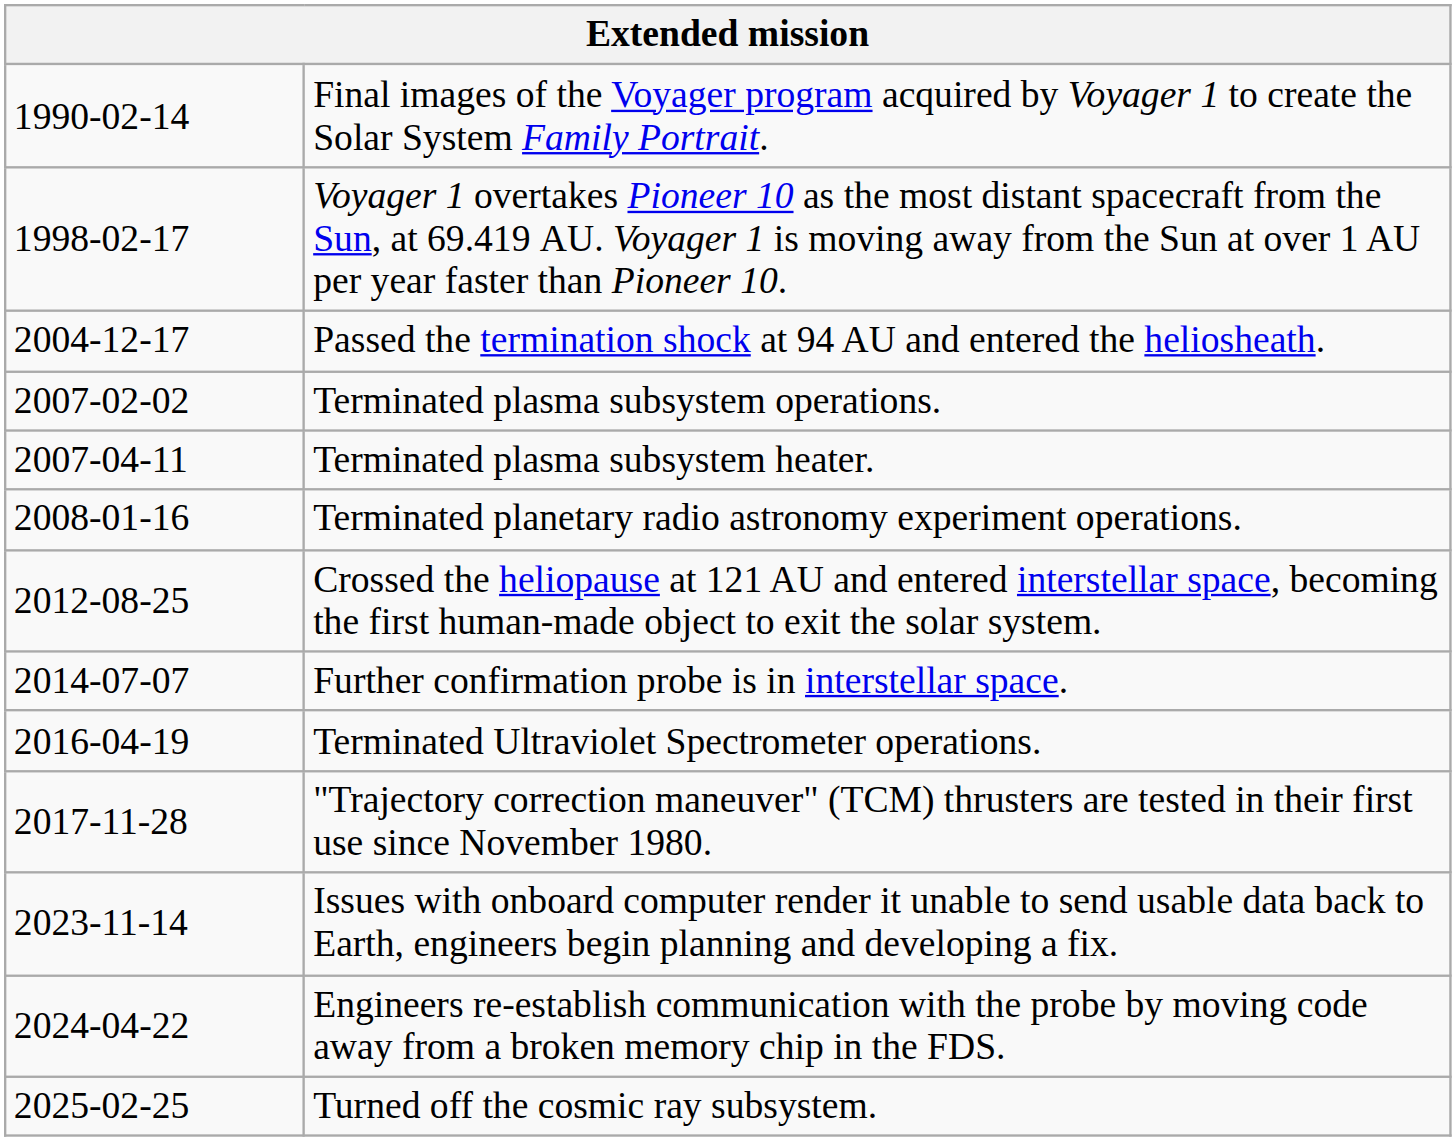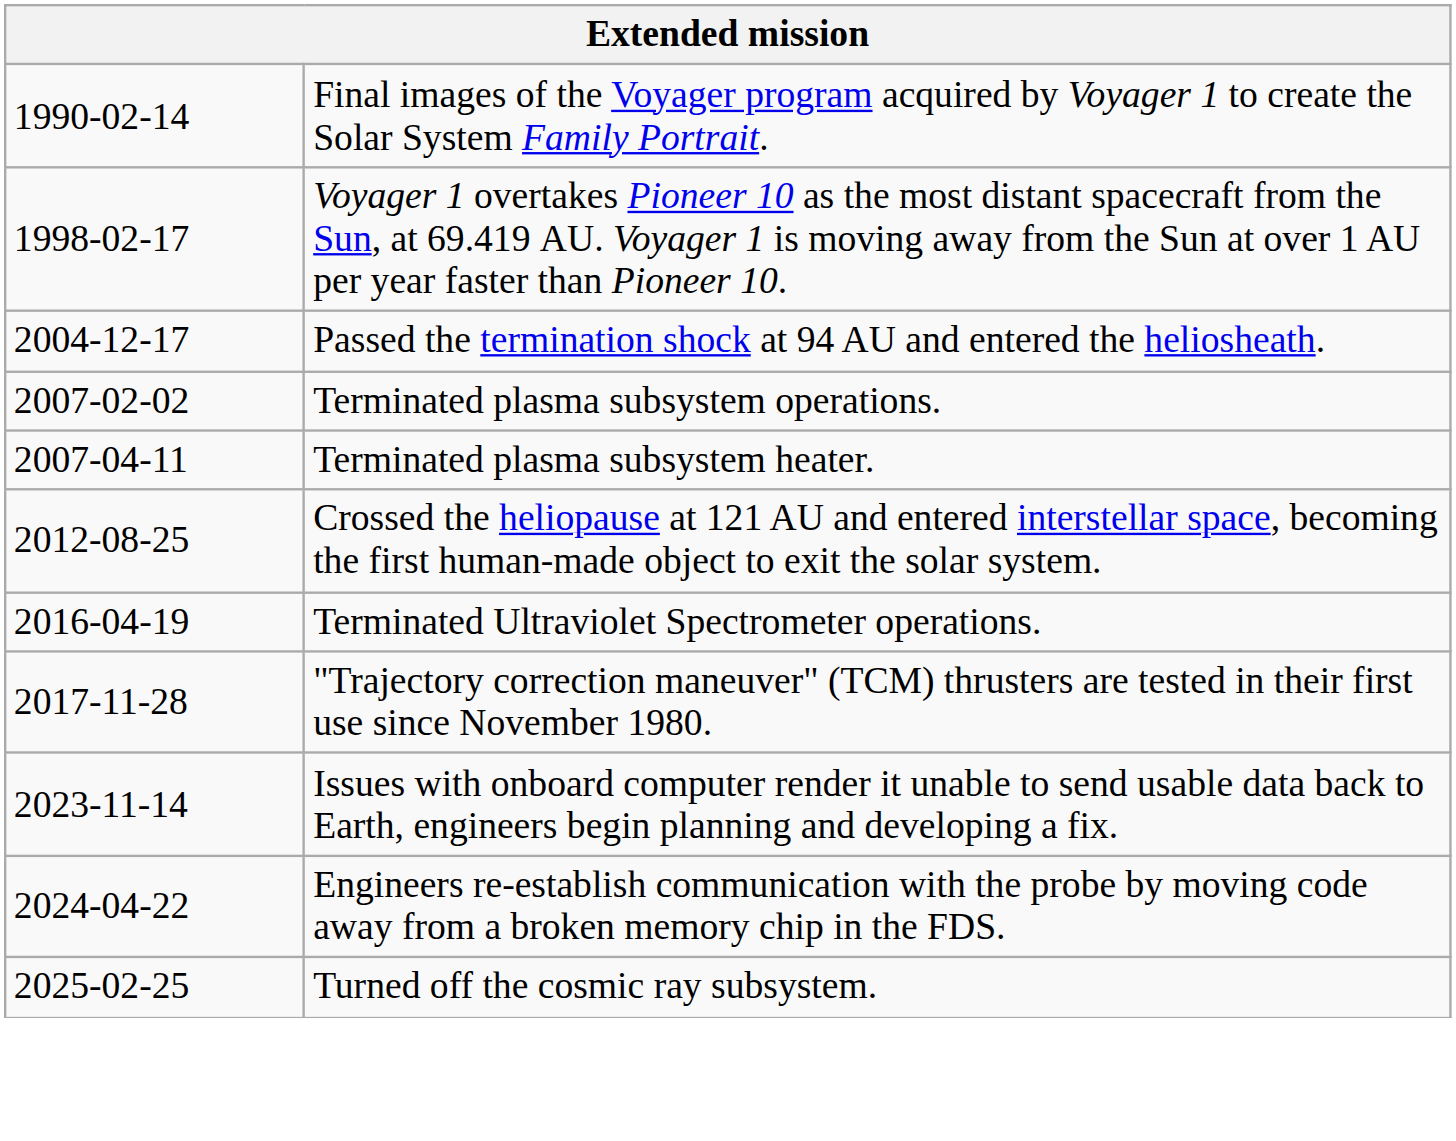- row: (778, 519)
- row: (691, 680)
